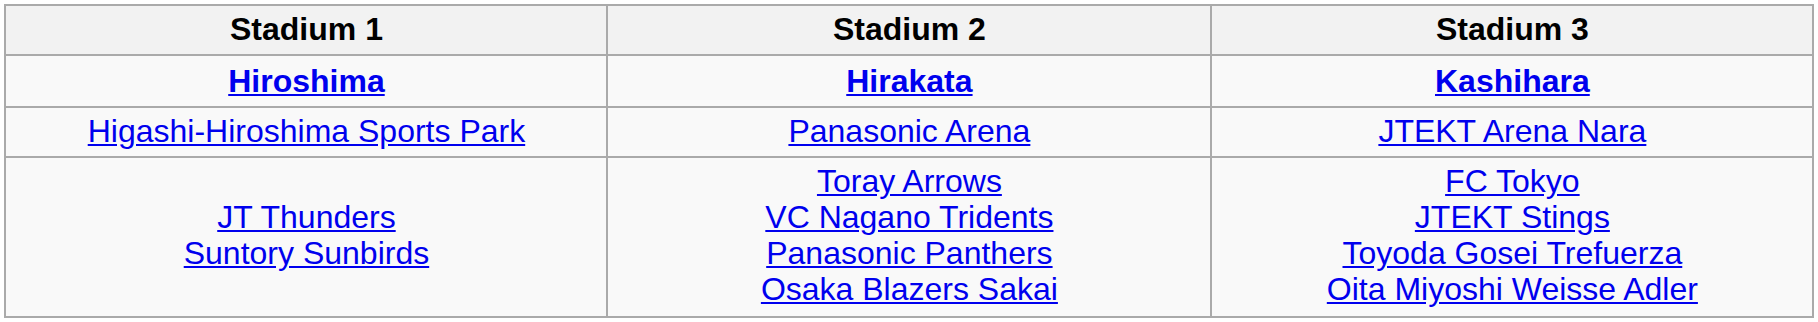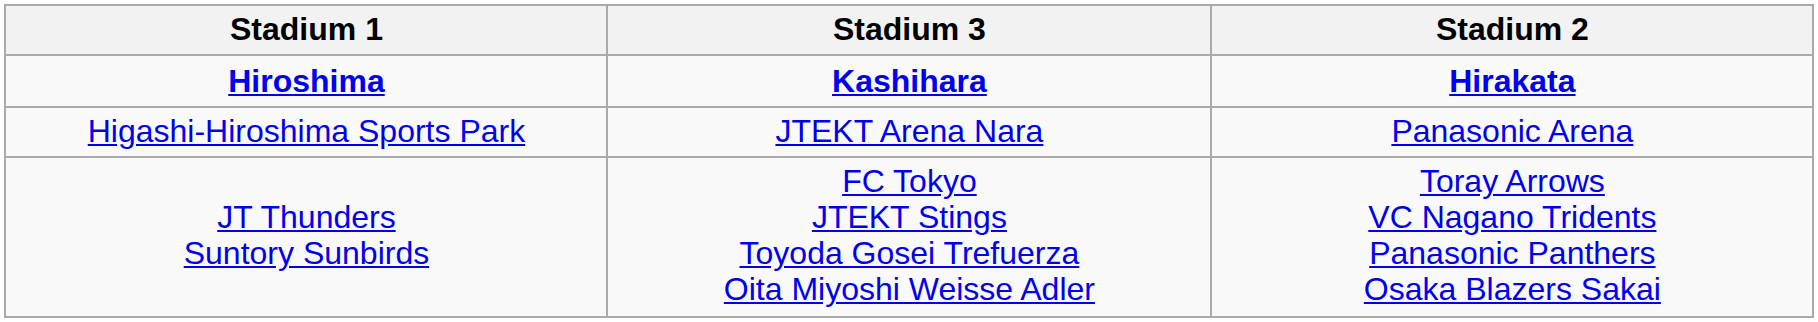columns swapped: (909, 29) <-> (1512, 29)
